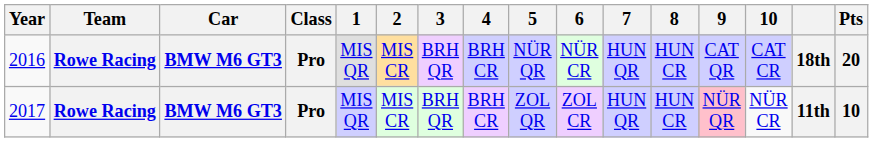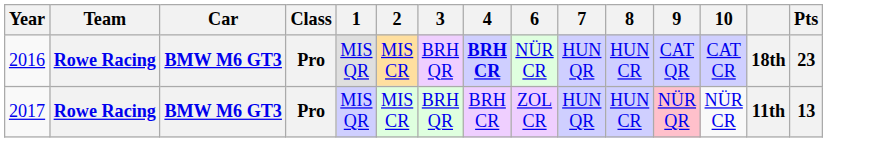- column: (533, 19)
(486, 60) normal -> (487, 60) bold
(851, 60) 20 -> (806, 60) 23
(851, 111) 10 -> (806, 111) 13
